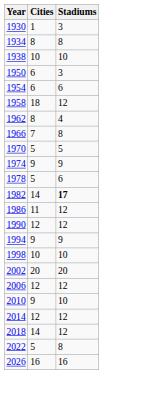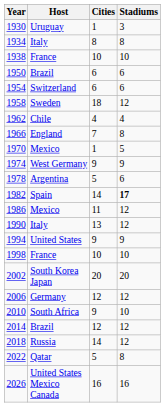+ column: (59, 12)
(60, 73) 3 -> (122, 73) 6
(33, 118) 8 -> (94, 118) 4
(33, 149) 5 -> (94, 149) 1
(35, 225) 12 -> (96, 225) 13
